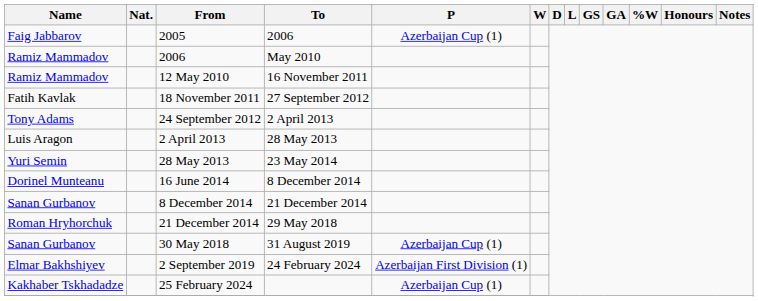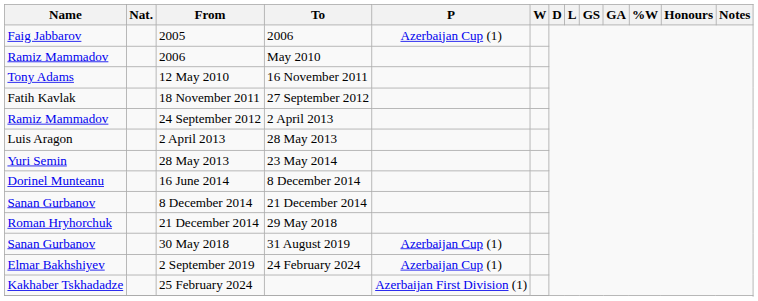(58, 77) Ramiz Mammadov -> (41, 77) Tony Adams
(41, 118) Tony Adams -> (58, 118) Ramiz Mammadov
(451, 264) Azerbaijan First Division (1) -> (451, 264) Azerbaijan Cup (1)
(451, 285) Azerbaijan Cup (1) -> (451, 285) Azerbaijan First Division (1)
